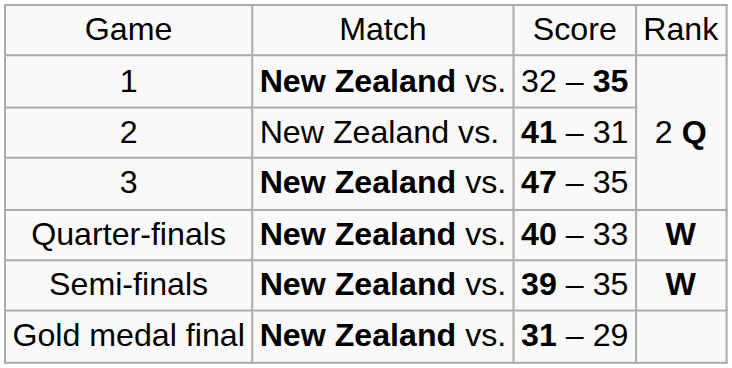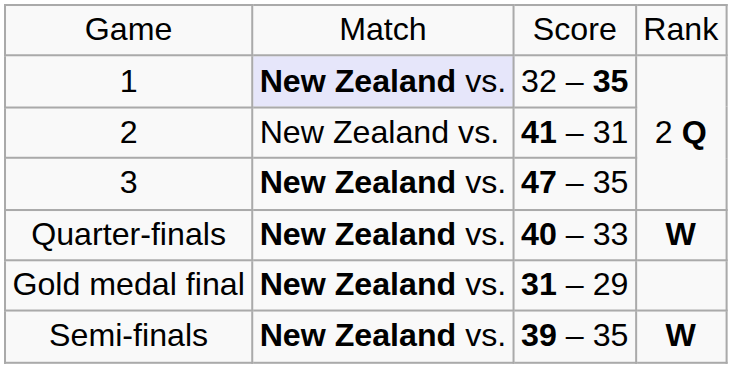(383, 81) no background -> (383, 81) lavender background
rows swapped: (129, 285) <-> (129, 336)
